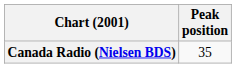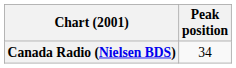(205, 52) 35 -> (205, 52) 34
